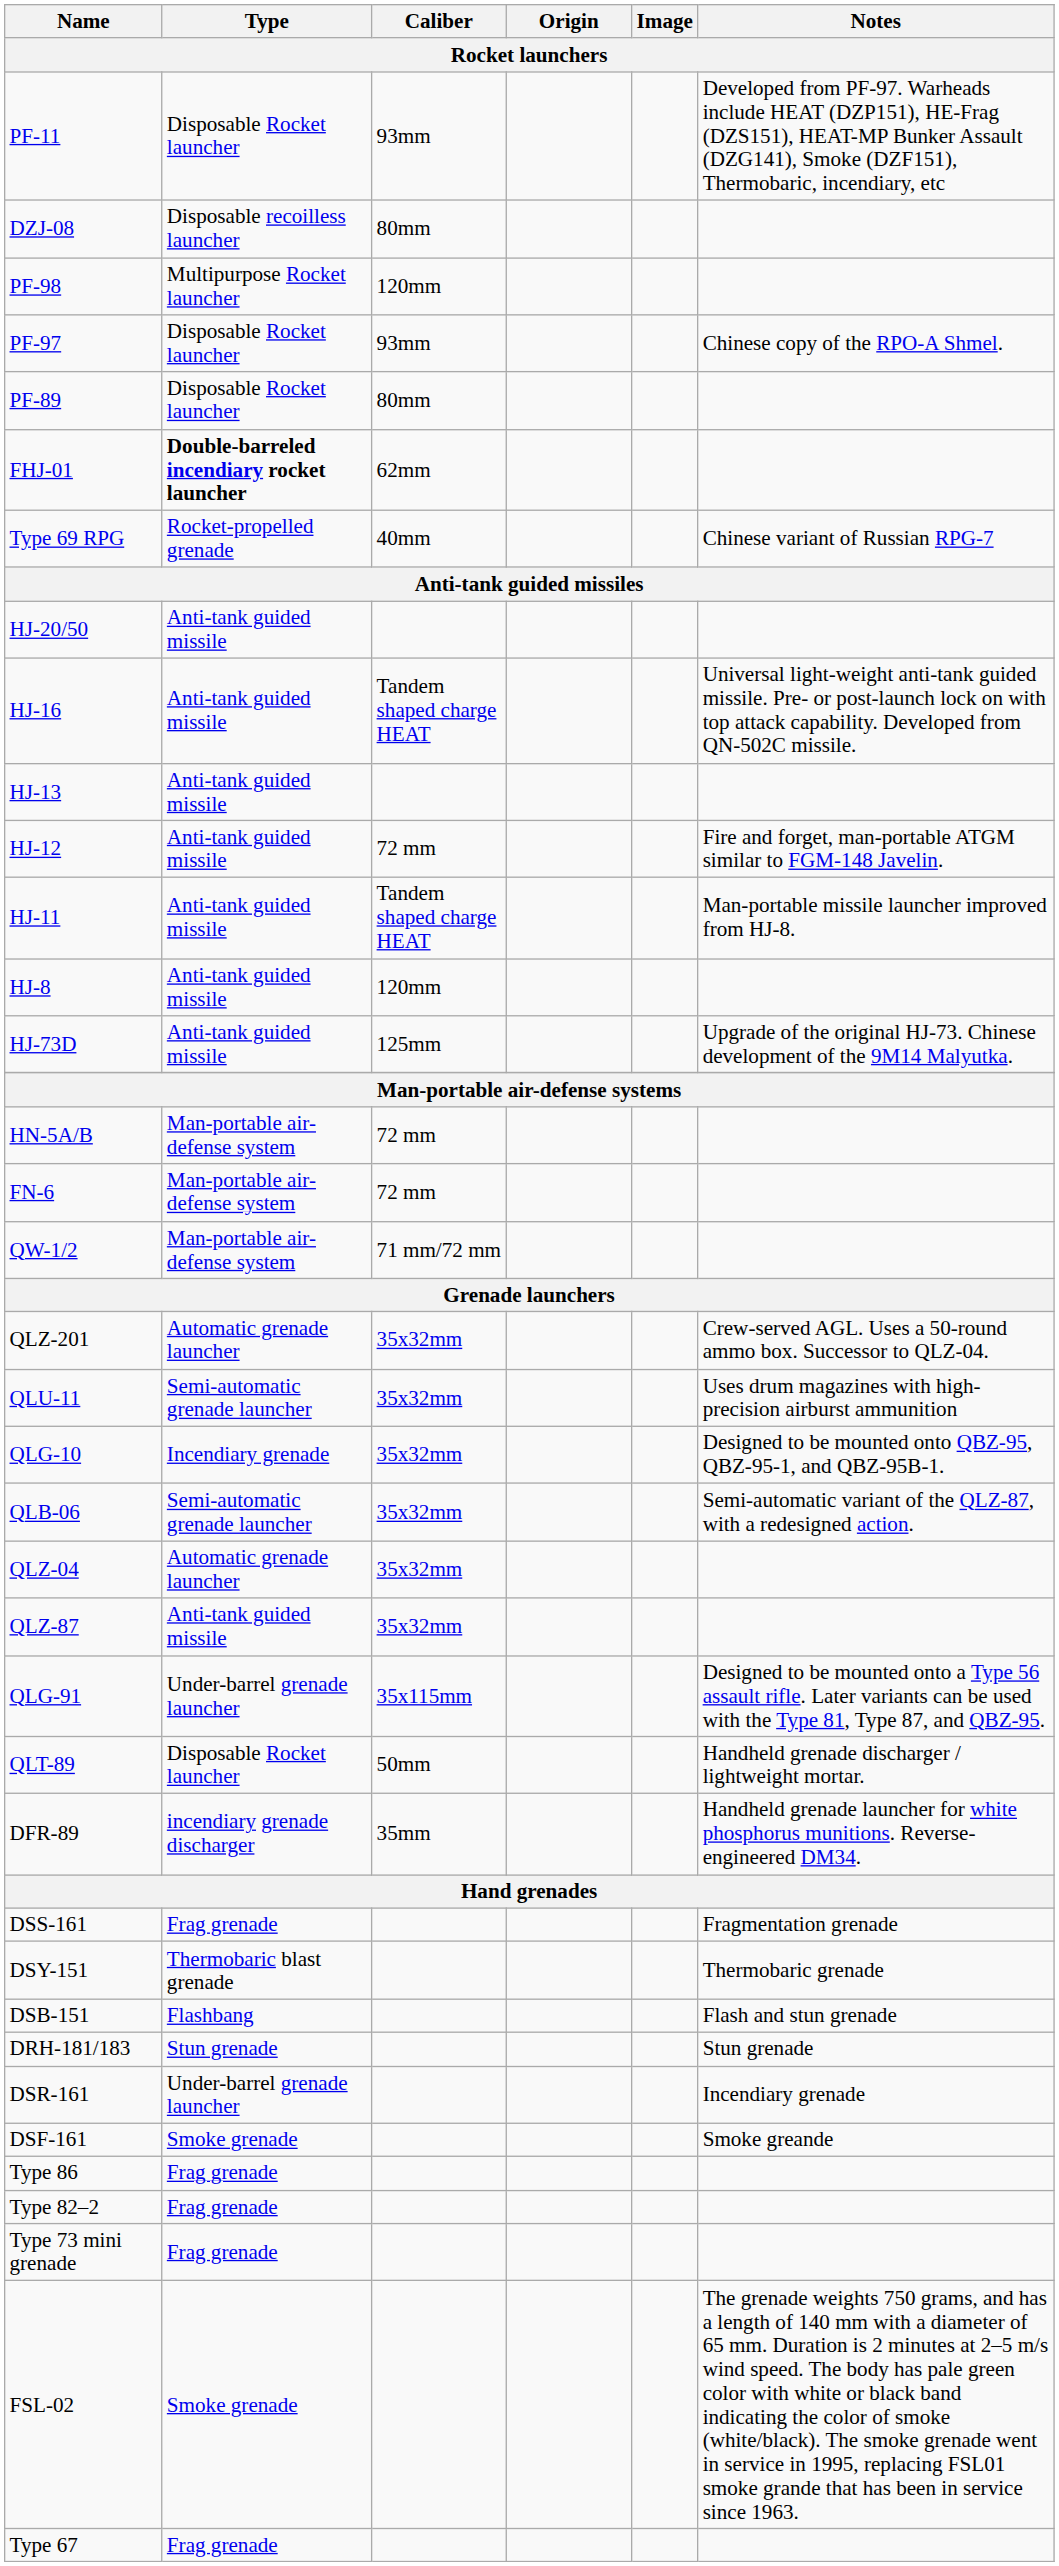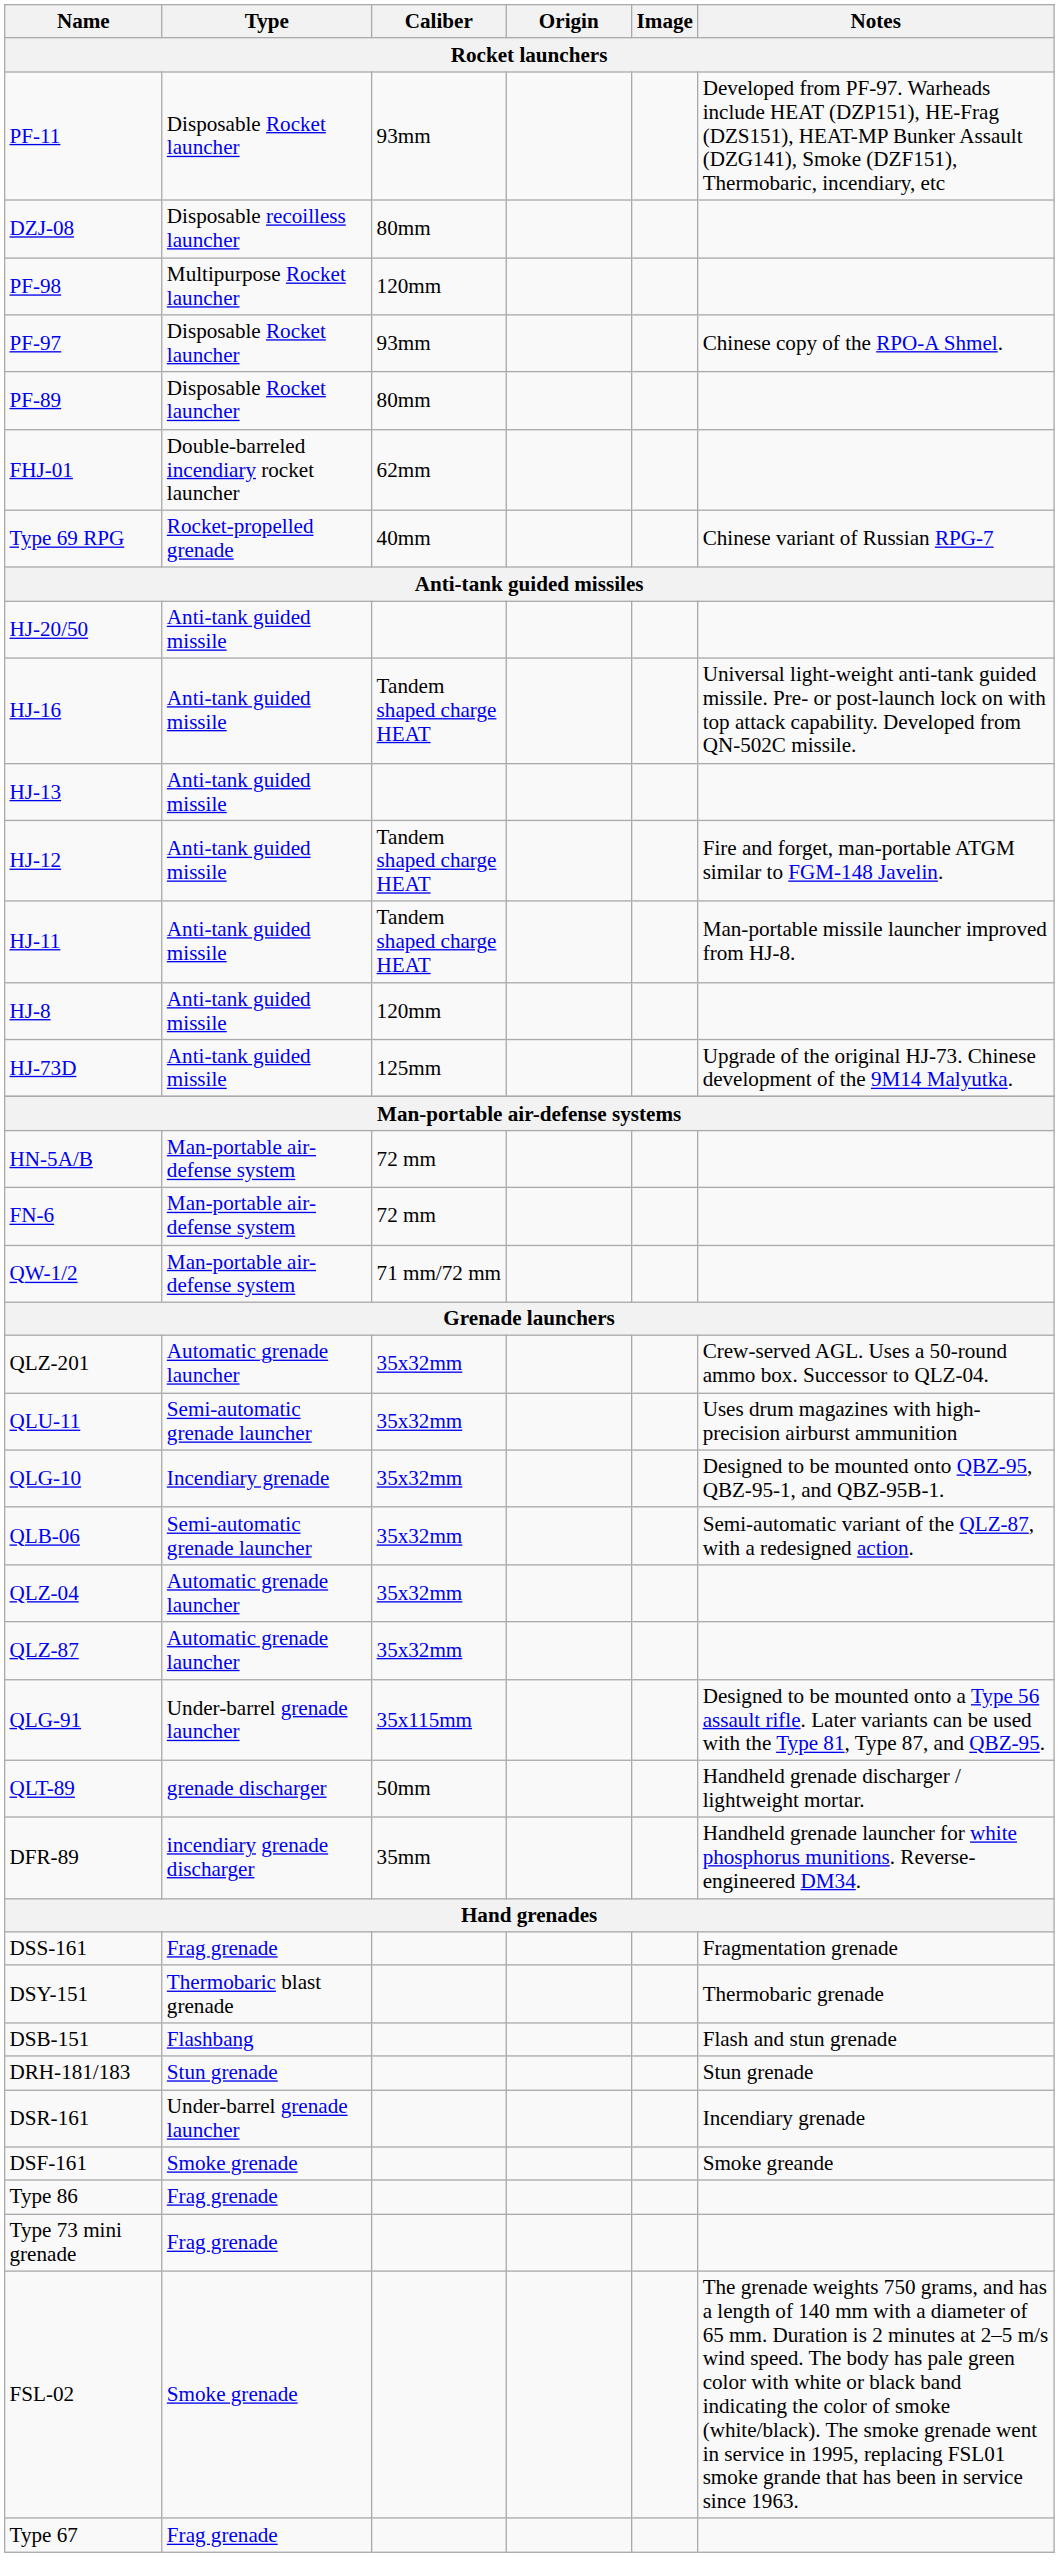(246, 469) bold -> (240, 469) normal
(406, 848) 72 mm -> (437, 860) Tandem shaped charge HEAT
(239, 1626) Anti-tank guided missile -> (247, 1650) Automatic grenade launcher
(246, 1764) Disposable Rocket launcher -> (247, 1788) grenade discharger
- row: (54, 2206)
